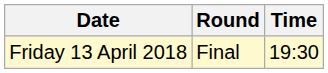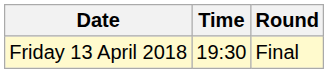columns swapped: (294, 20) <-> (228, 20)
